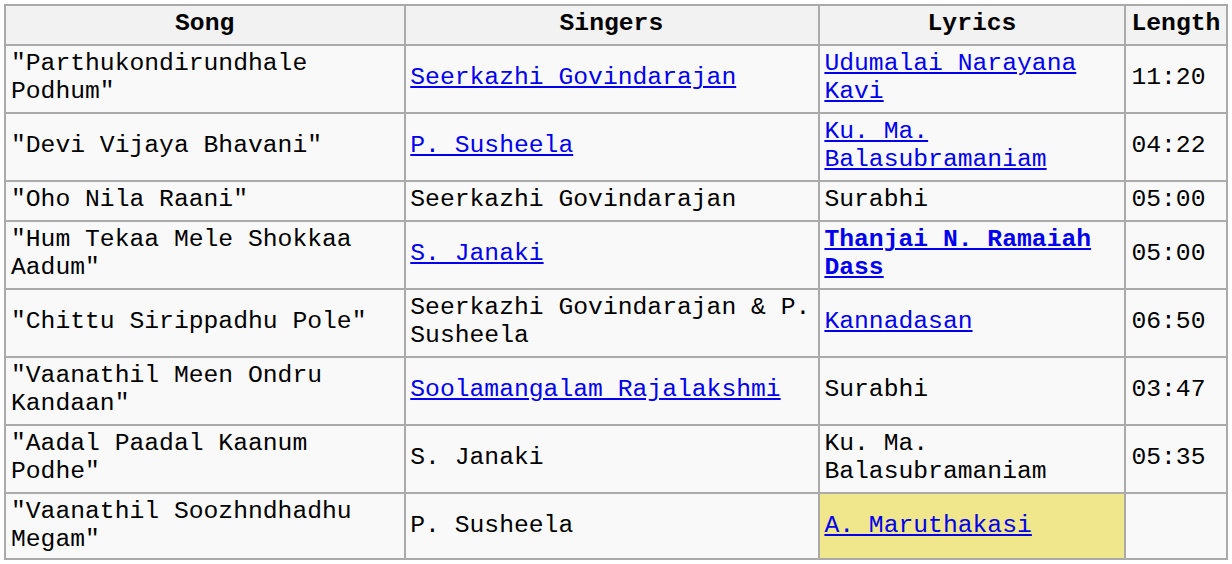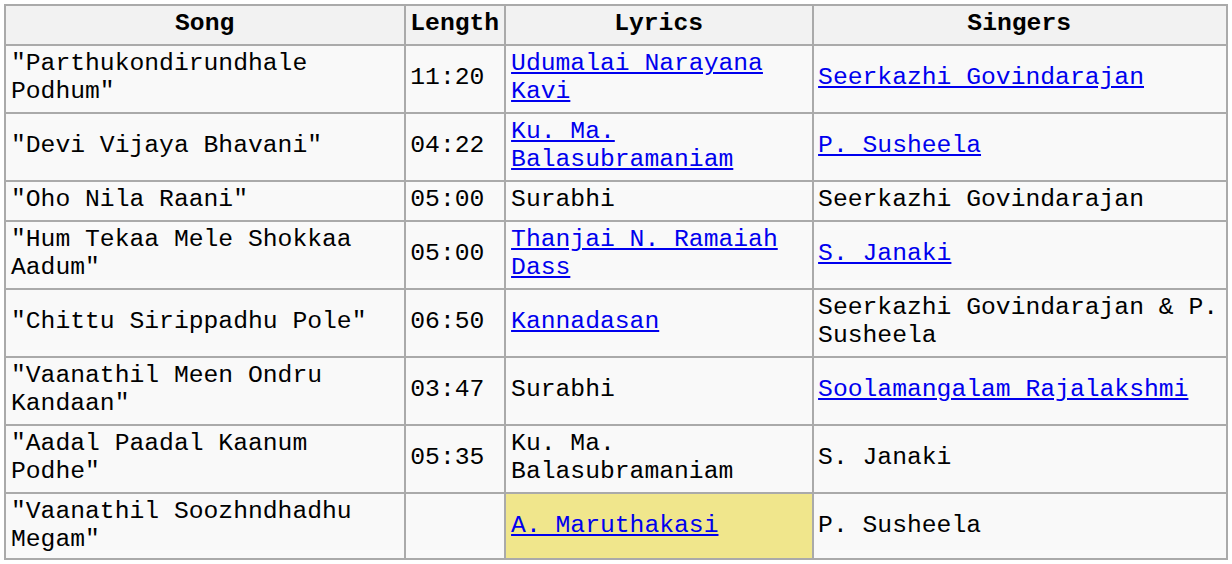columns swapped: (611, 25) <-> (1176, 25)
(958, 255) bold -> (644, 255) normal
